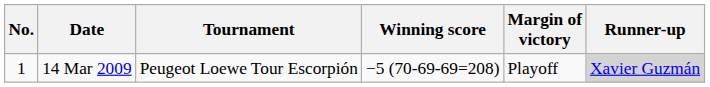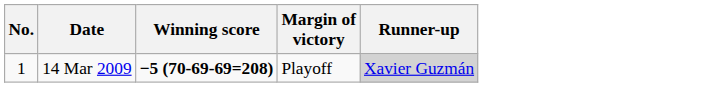- column: (249, 29)
(433, 68) normal -> (206, 68) bold
